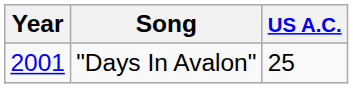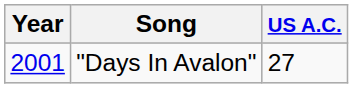(281, 62) 25 -> (281, 62) 27
